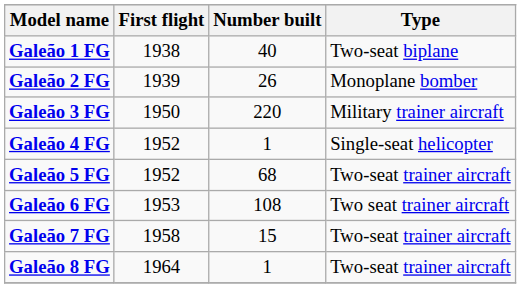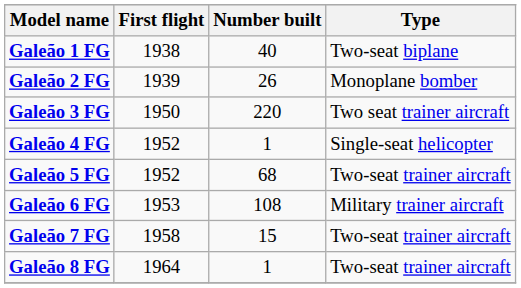(417, 112) Military trainer aircraft -> (420, 112) Two seat trainer aircraft
(420, 205) Two seat trainer aircraft -> (417, 205) Military trainer aircraft
